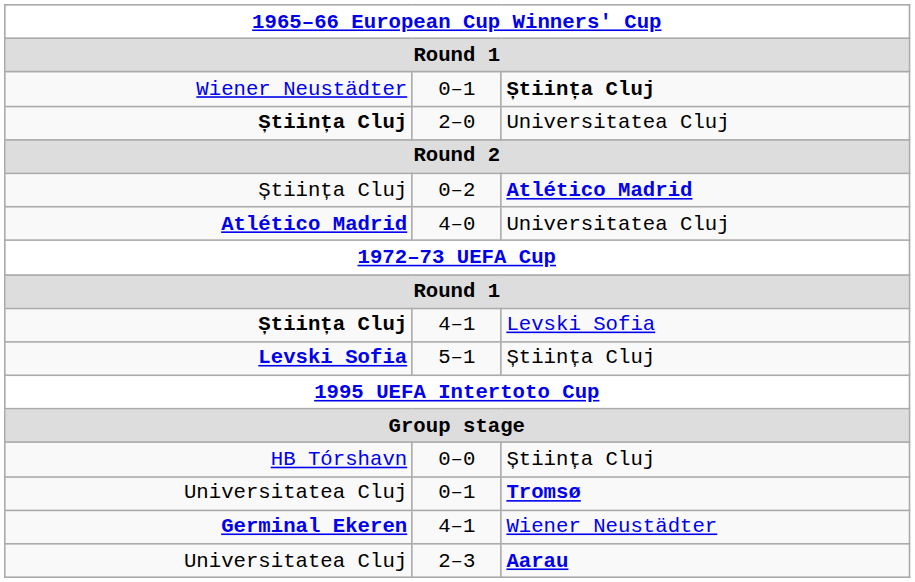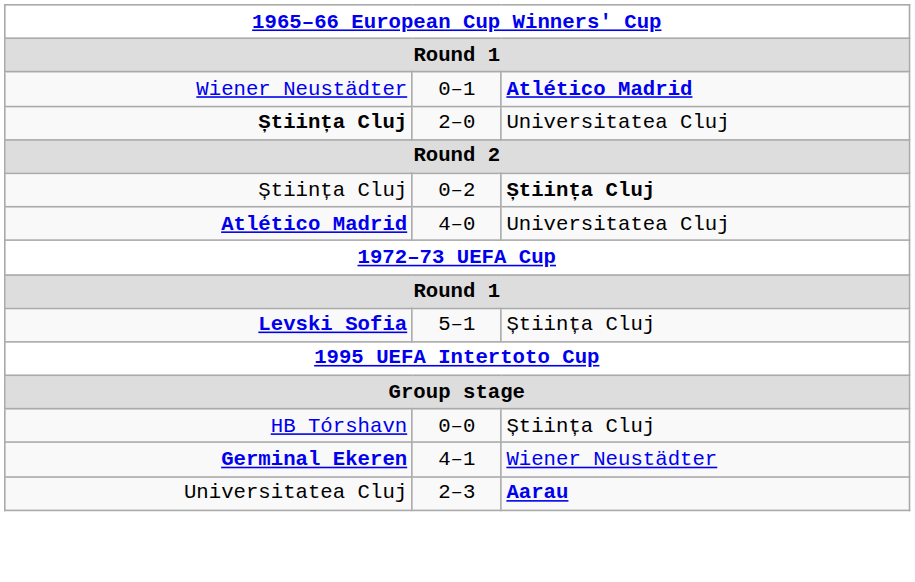(581, 89) Știința Cluj -> (599, 89) Atlético Madrid
(599, 190) Atlético Madrid -> (581, 190) Știința Cluj
- row: (333, 325)
- row: (296, 493)
